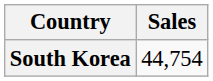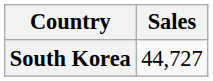(172, 57) 44,754 -> (172, 57) 44,727
